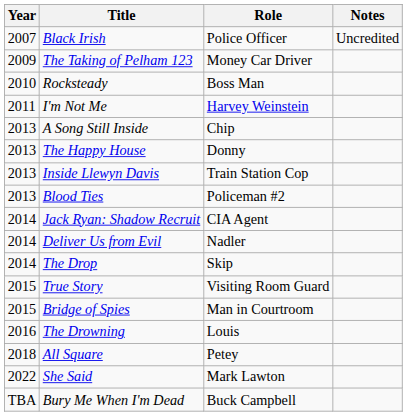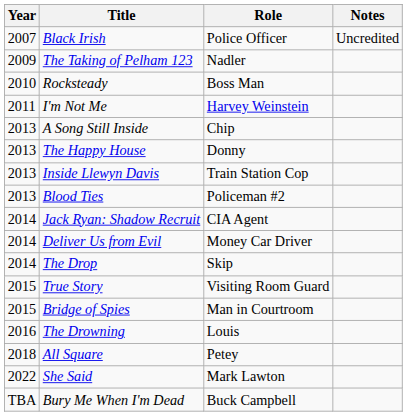(259, 60) Money Car Driver -> (226, 60) Nadler
(226, 241) Nadler -> (259, 241) Money Car Driver
